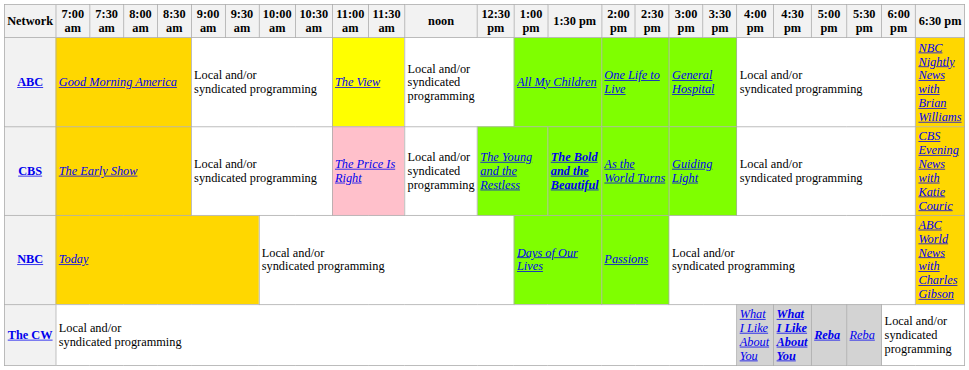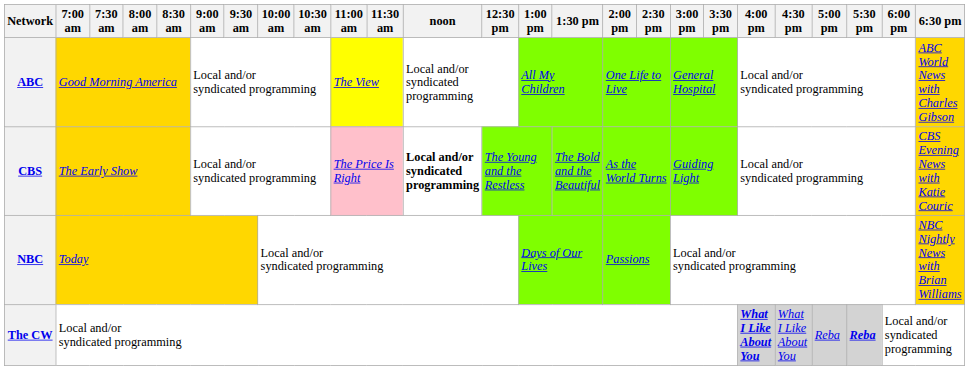(940, 82) NBC Nightly News with Brian Williams -> (938, 82) ABC World News with Charles Gibson
(441, 171) normal -> (443, 171) bold
(575, 171) bold -> (578, 171) normal
(938, 259) ABC World News with Charles Gibson -> (940, 259) NBC Nightly News with Brian Williams
(754, 334) normal -> (756, 334) bold
(792, 334) bold -> (793, 334) normal
(827, 334) bold -> (827, 334) normal
(862, 334) normal -> (863, 334) bold
